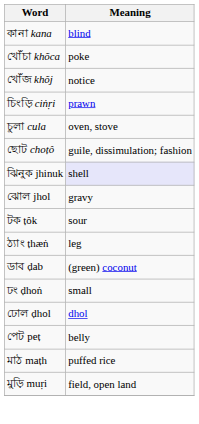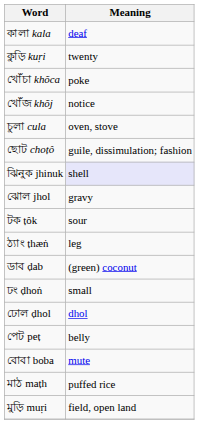- row: (29, 33)
+ row: (29, 33)
+ row: (26, 56)
- row: (31, 103)
+ row: (30, 360)
